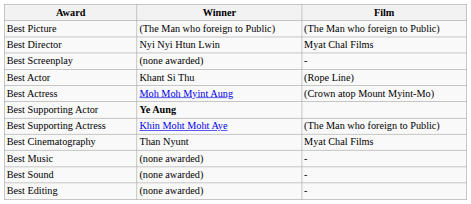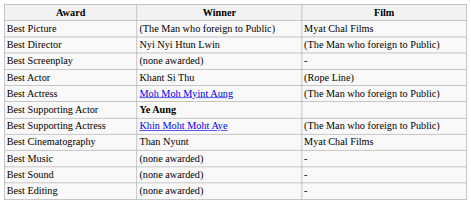(372, 28) (The Man who foreign to Public) -> (339, 28) Myat Chal Films
(339, 45) Myat Chal Films -> (372, 45) (The Man who foreign to Public)
(369, 93) (Crown atop Mount Myint-Mo) -> (372, 93) (The Man who foreign to Public)
